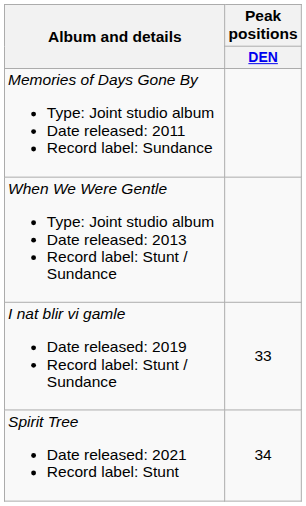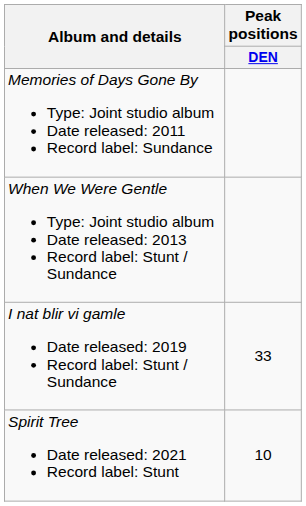(263, 455) 34 -> (263, 455) 10
